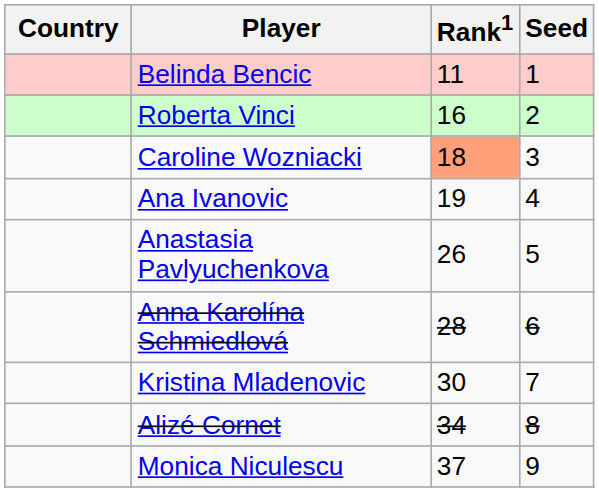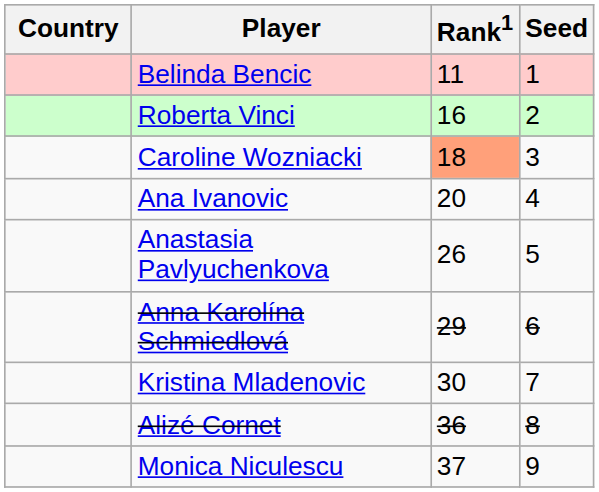(451, 198) 19 -> (451, 198) 20
(451, 326) 28 -> (451, 326) 29
(451, 424) 34 -> (451, 424) 36
